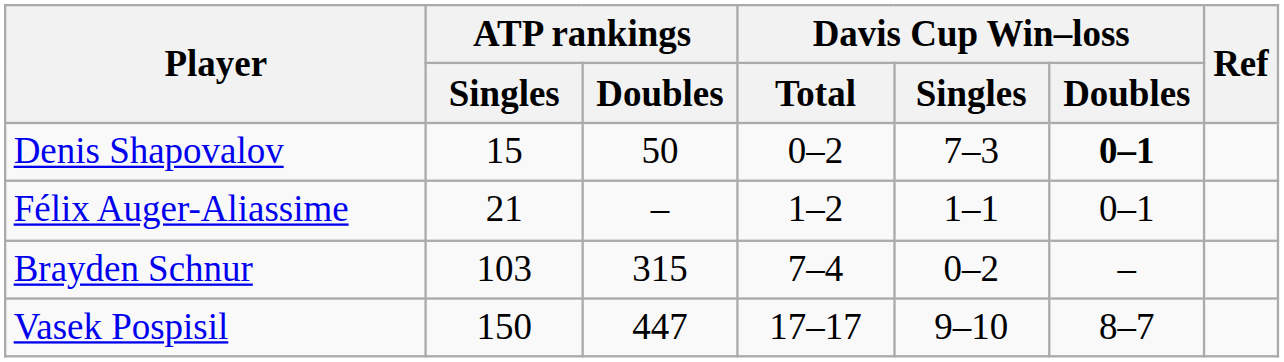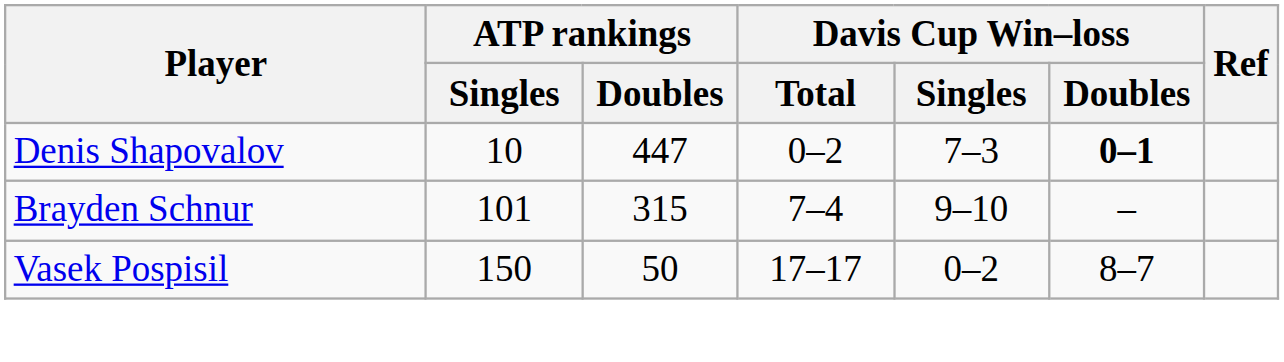(504, 151) 15 -> (504, 151) 10
(660, 151) 50 -> (660, 151) 447
- row: (181, 209)
(504, 268) 103 -> (504, 209) 101
(971, 268) 0–2 -> (971, 209) 9–10
(660, 326) 447 -> (660, 268) 50
(971, 326) 9–10 -> (971, 268) 0–2
